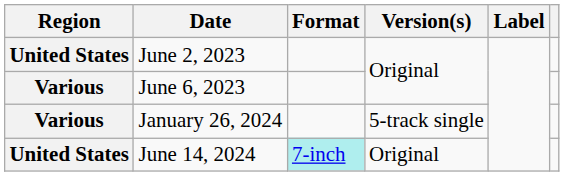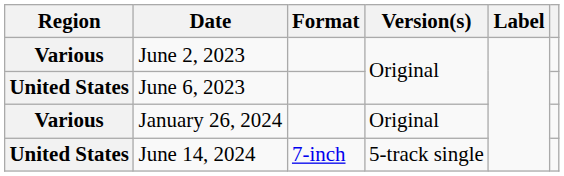(69, 54) United States -> (69, 54) Various
(69, 87) Various -> (69, 87) United States
(426, 120) 5-track single -> (404, 120) Original
(319, 154) paleturquoise background -> (319, 154) no background
(404, 154) Original -> (426, 154) 5-track single
